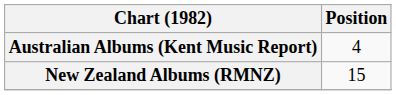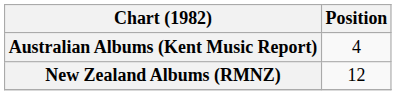(356, 75) 15 -> (356, 75) 12
